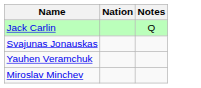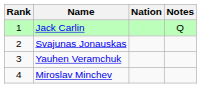+ column: (19, 12)
